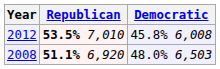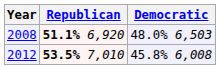rows swapped: (22, 35) <-> (22, 55)
